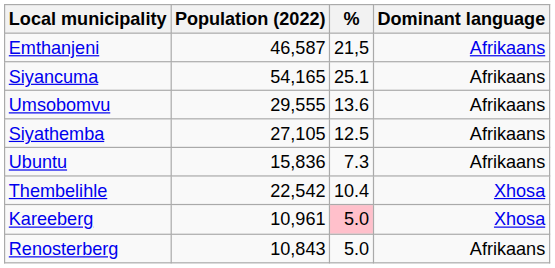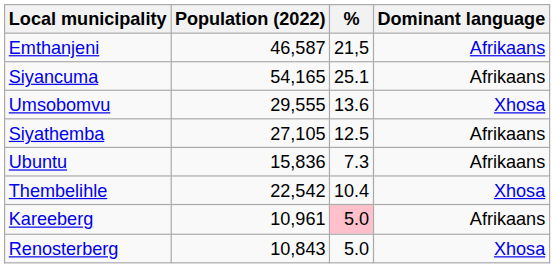(508, 105) Afrikaans -> (520, 105) Xhosa
(520, 220) Xhosa -> (508, 220) Afrikaans
(508, 248) Afrikaans -> (520, 248) Xhosa
